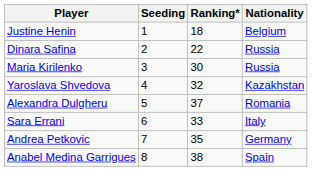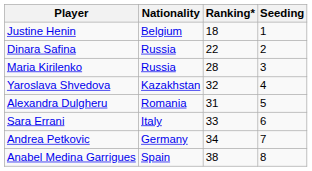columns swapped: (275, 13) <-> (163, 13)
(197, 67) 30 -> (212, 67) 28
(197, 103) 37 -> (212, 103) 31
(197, 139) 35 -> (212, 139) 34
